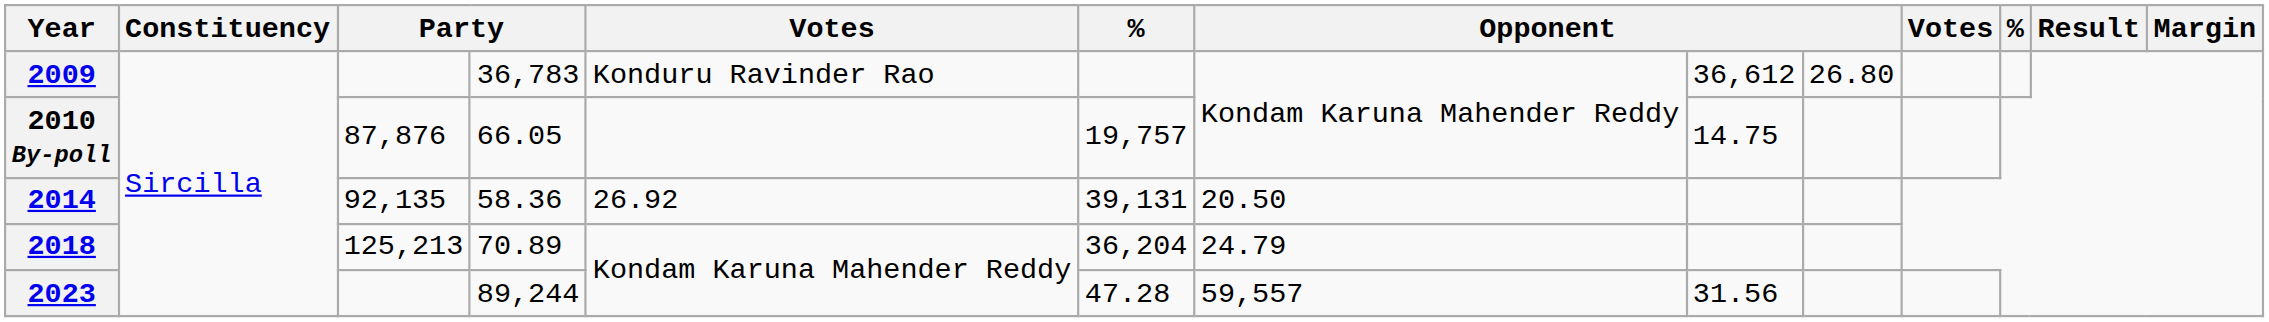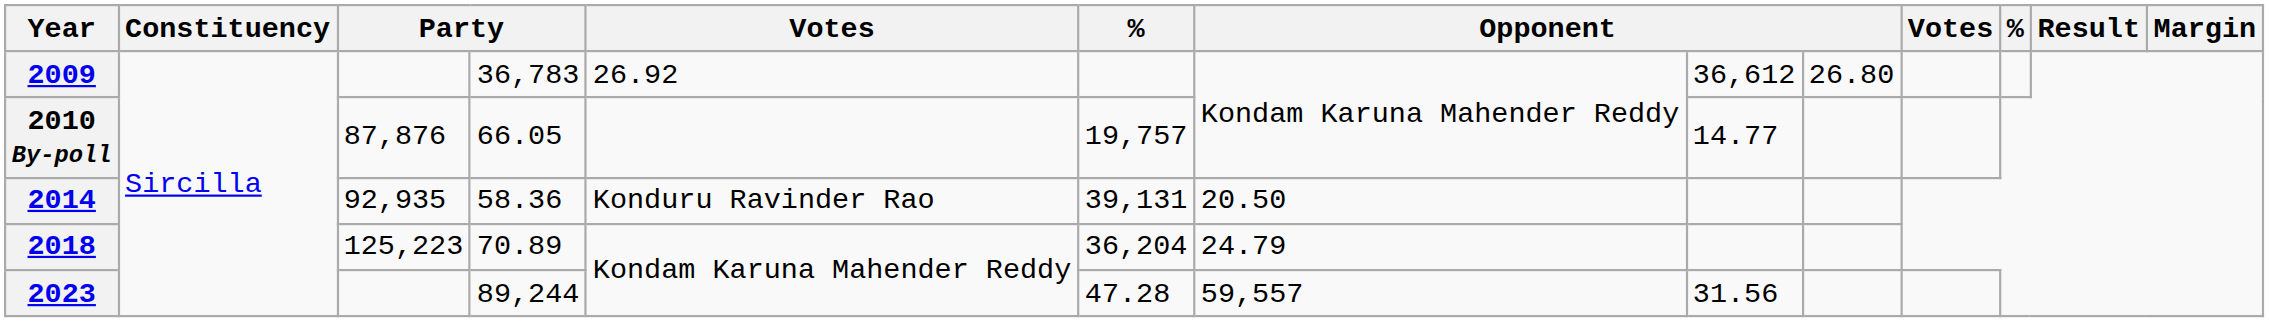(764, 75) Konduru Ravinder Rao -> (636, 75) 26.92
(1736, 138) 14.75 -> (1736, 138) 14.77
(395, 200) 92,135 -> (395, 200) 92,935
(636, 200) 26.92 -> (764, 200) Konduru Ravinder Rao
(403, 247) 125,213 -> (403, 247) 125,223
